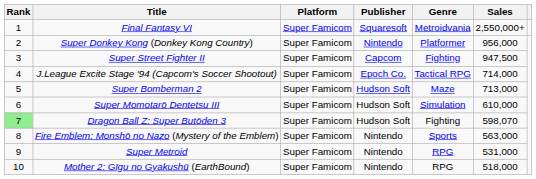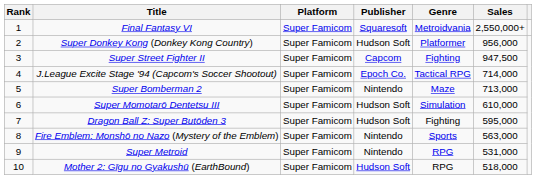(383, 43) Nintendo -> (383, 43) Hudson Soft
(383, 89) Hudson Soft -> (383, 89) Nintendo
(18, 120) lightgreen background -> (18, 120) no background
(500, 120) 598,070 -> (500, 120) 595,000
(383, 167) Nintendo -> (383, 167) Hudson Soft
